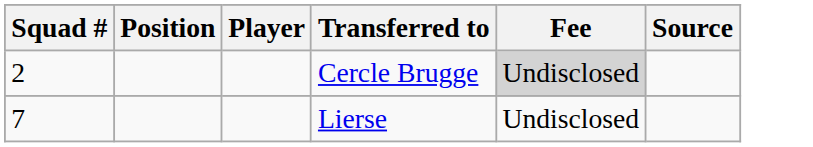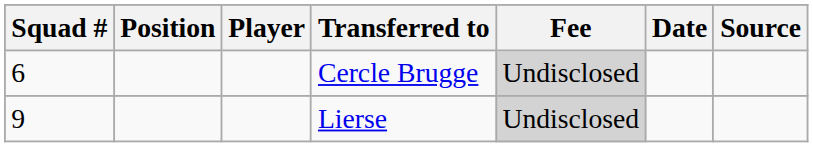+ column: (680, 27)
(18, 73) 2 -> (18, 73) 6
(18, 118) 7 -> (18, 118) 9
(571, 118) no background -> (571, 118) lightgrey background
